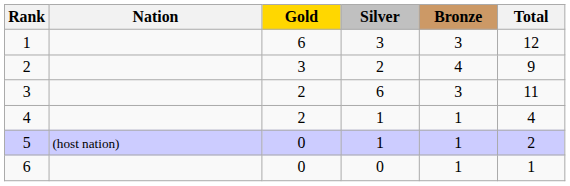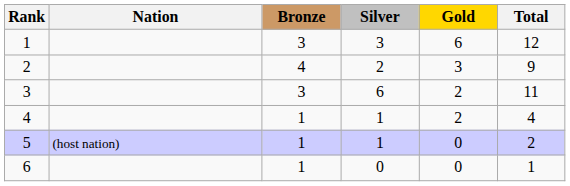columns swapped: (301, 17) <-> (458, 17)
